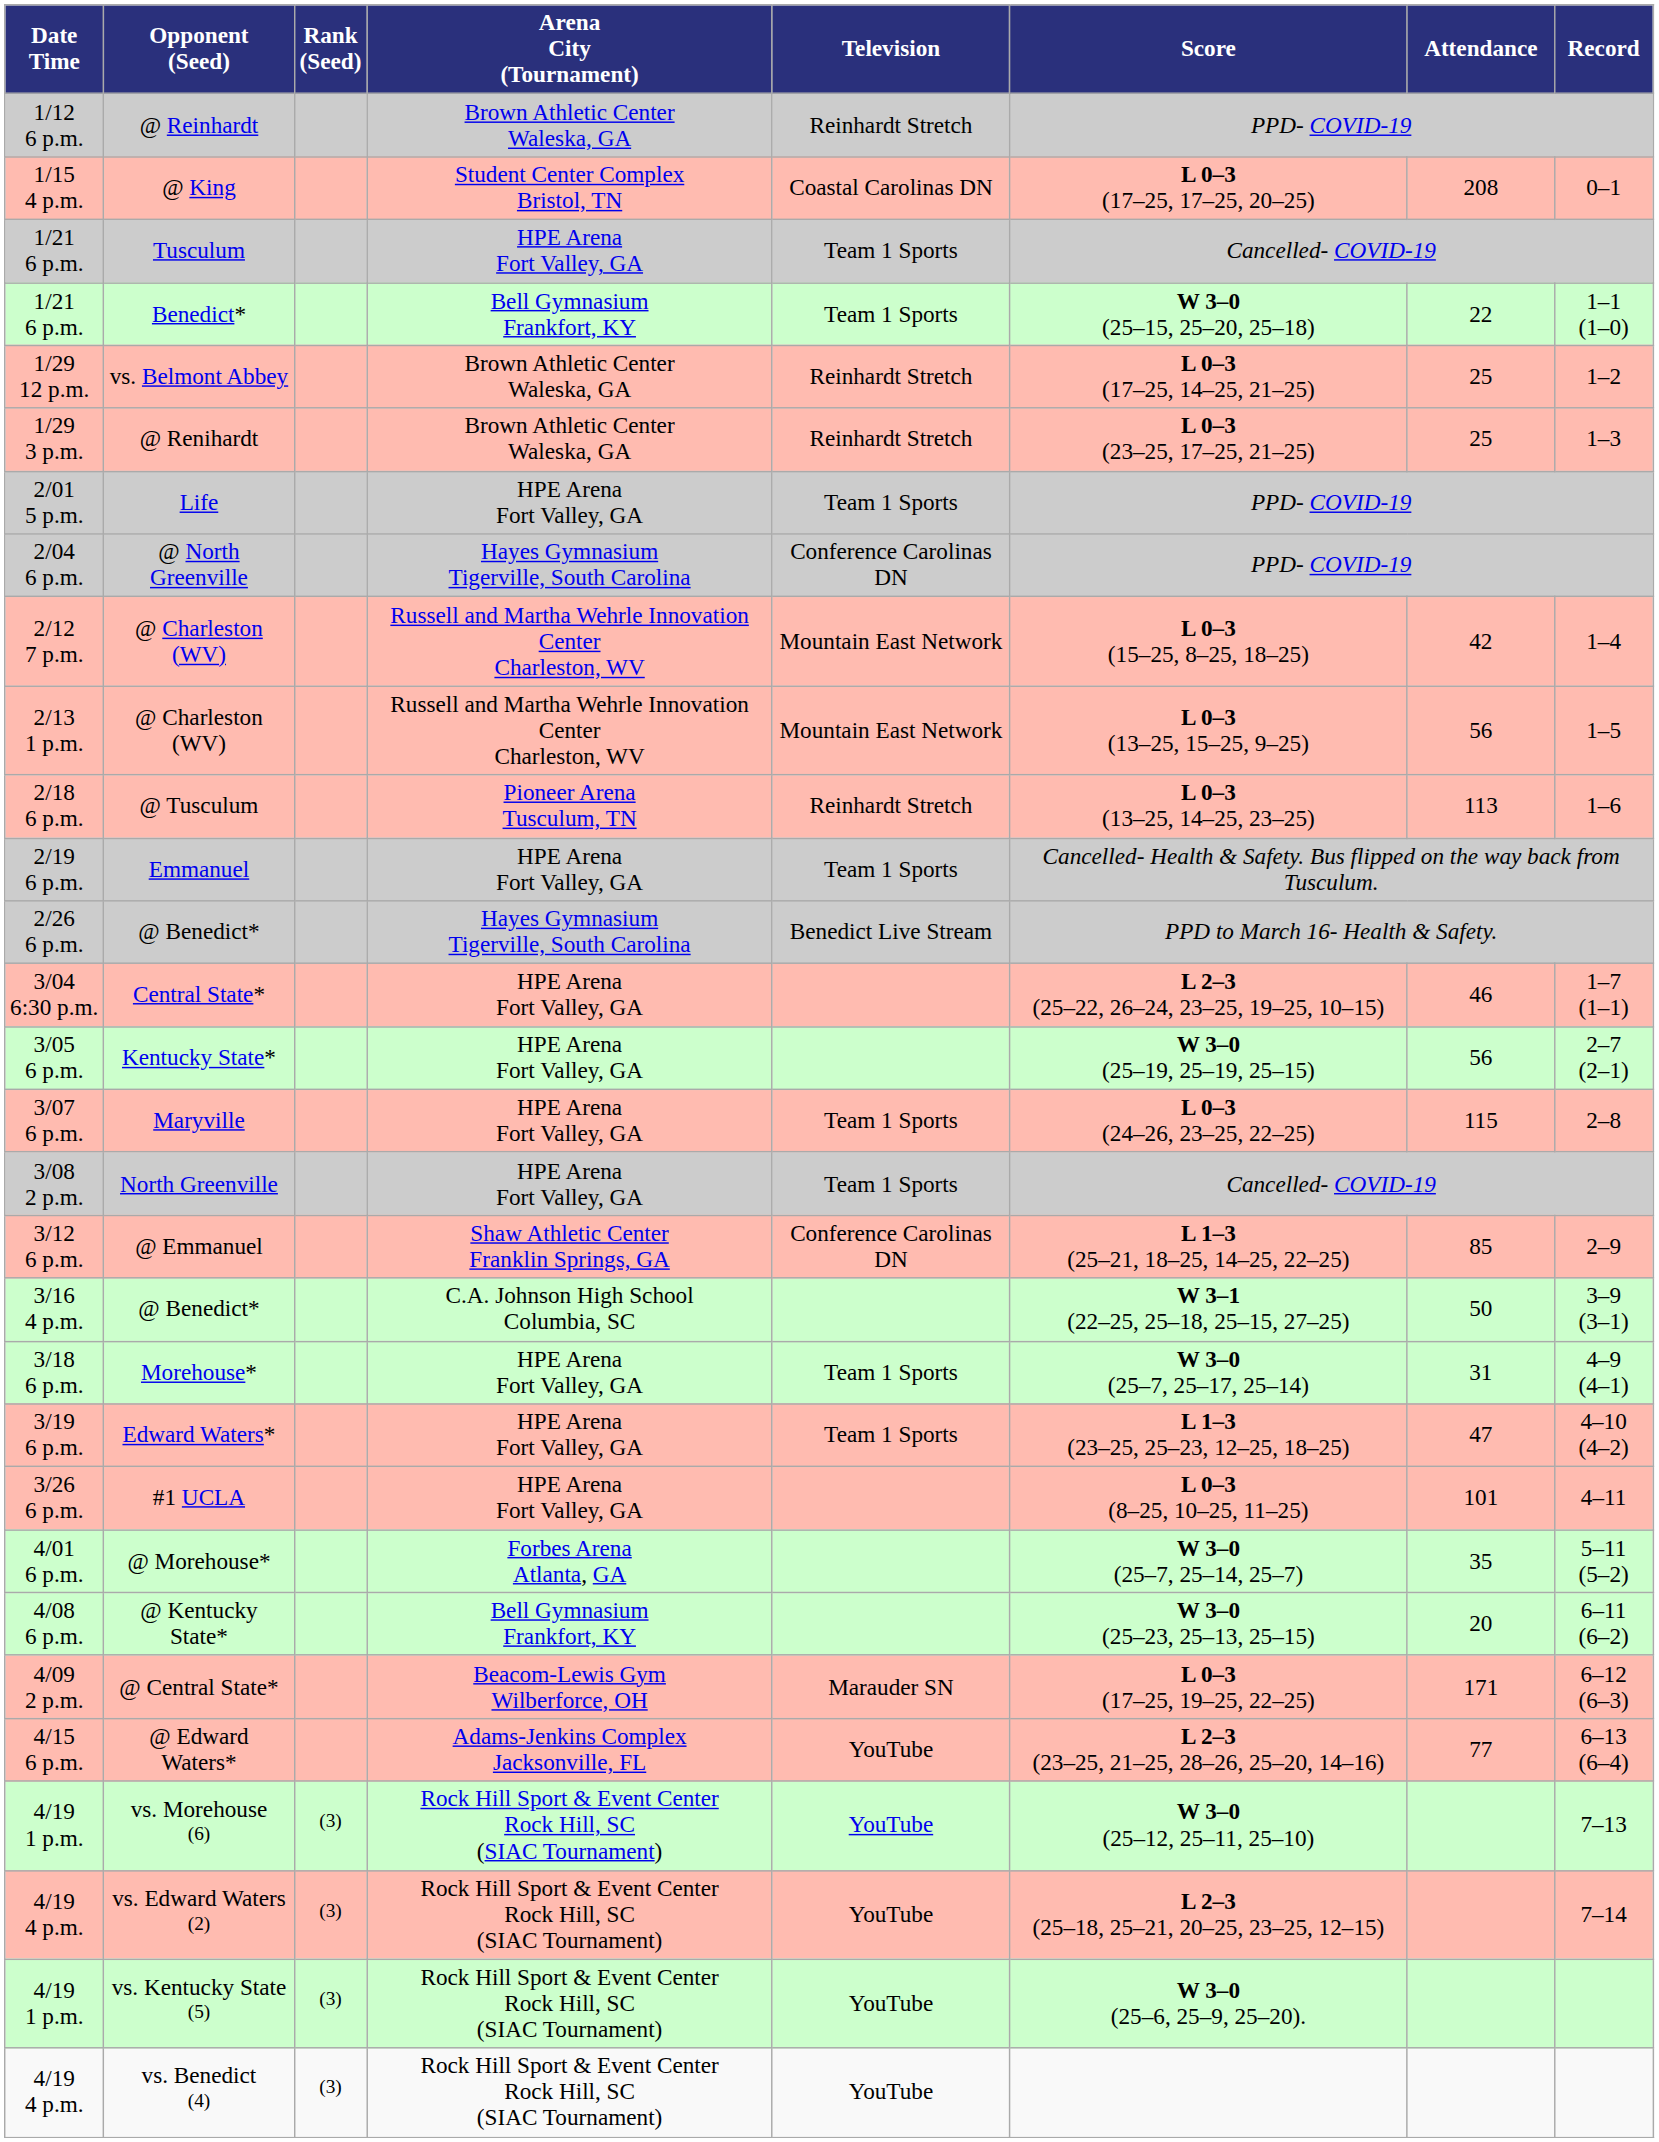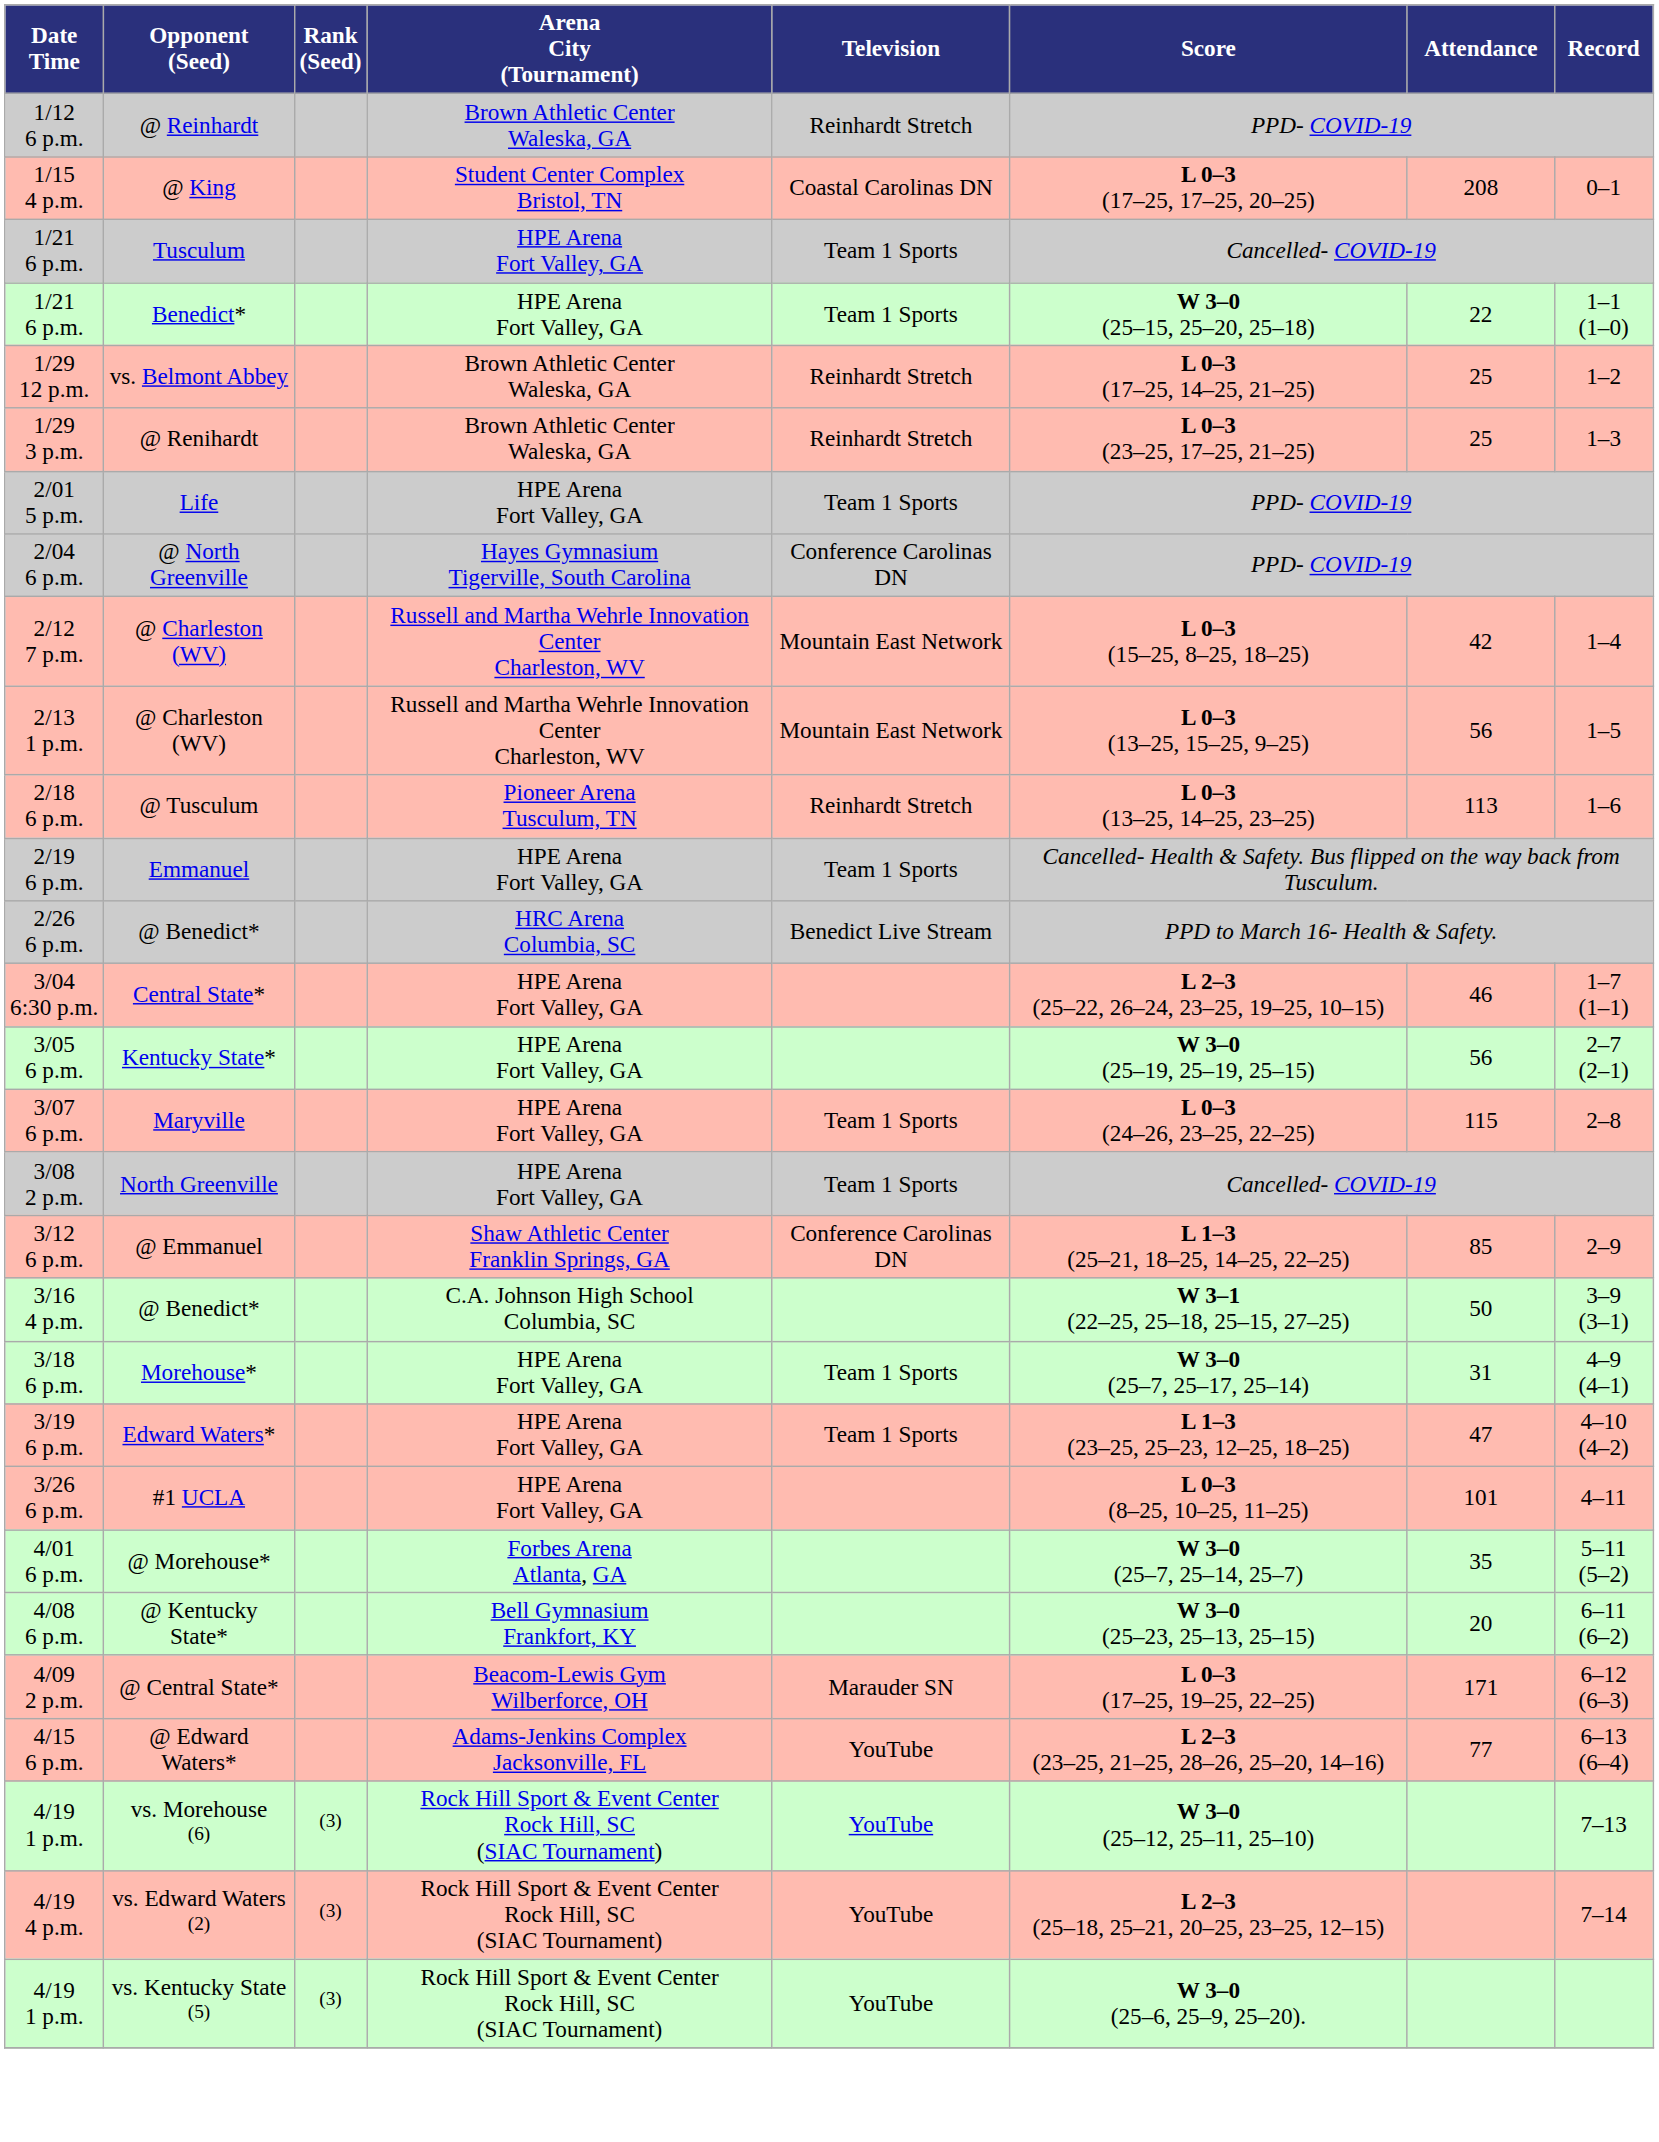(570, 313) Bell Gymnasium Frankfort, KY -> (570, 313) HPE Arena Fort Valley, GA
(570, 931) Hayes Gymnasium Tigerville, South Carolina -> (570, 931) HRC Arena Columbia, SC
- row: (54, 2092)
